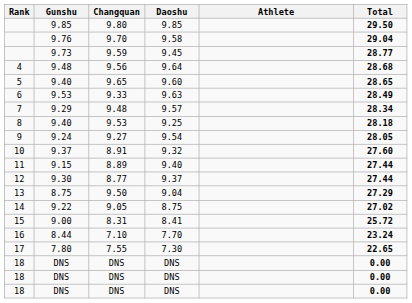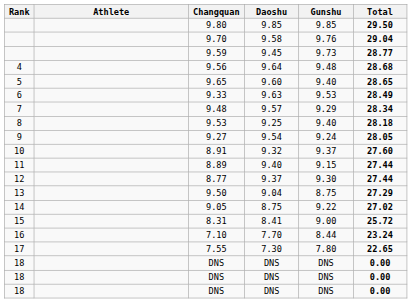columns swapped: (276, 11) <-> (61, 11)
